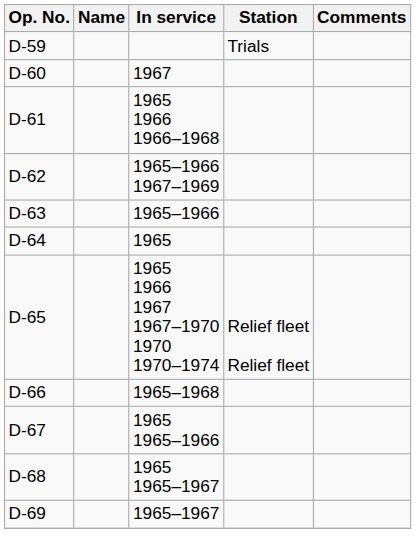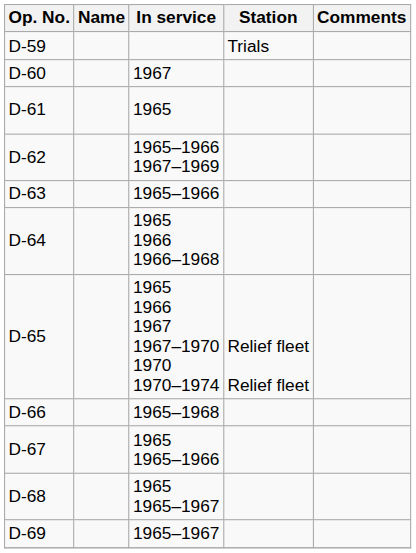(176, 119) 1965 1966 1966–1968 -> (152, 110) 1965
(152, 240) 1965 -> (176, 240) 1965 1966 1966–1968
